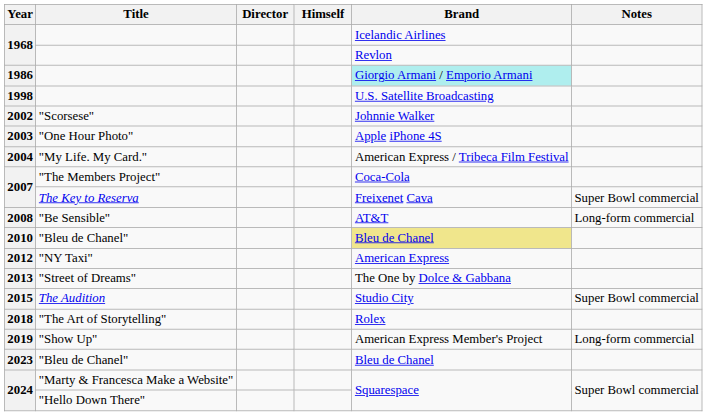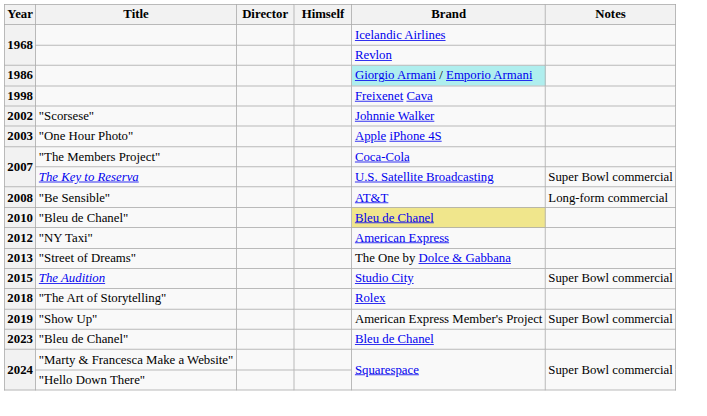(424, 95) U.S. Satellite Broadcasting -> (394, 95) Freixenet Cava
- row: (20, 156)
(394, 197) Freixenet Cava -> (424, 177) U.S. Satellite Broadcasting
(634, 339) Long-form commercial -> (611, 319) Super Bowl commercial
